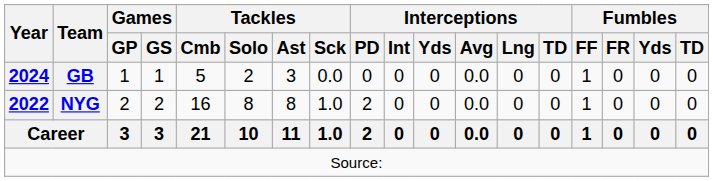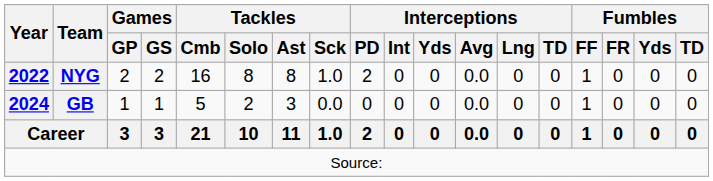rows swapped: (80, 104) <-> (80, 76)
